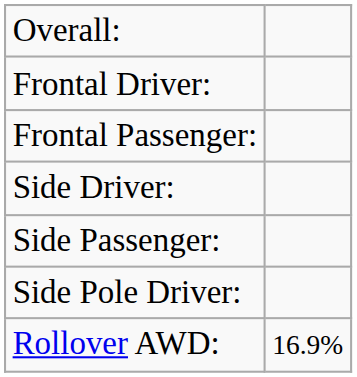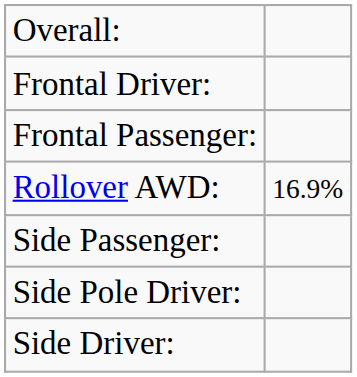rows swapped: (94, 187) <-> (116, 344)
